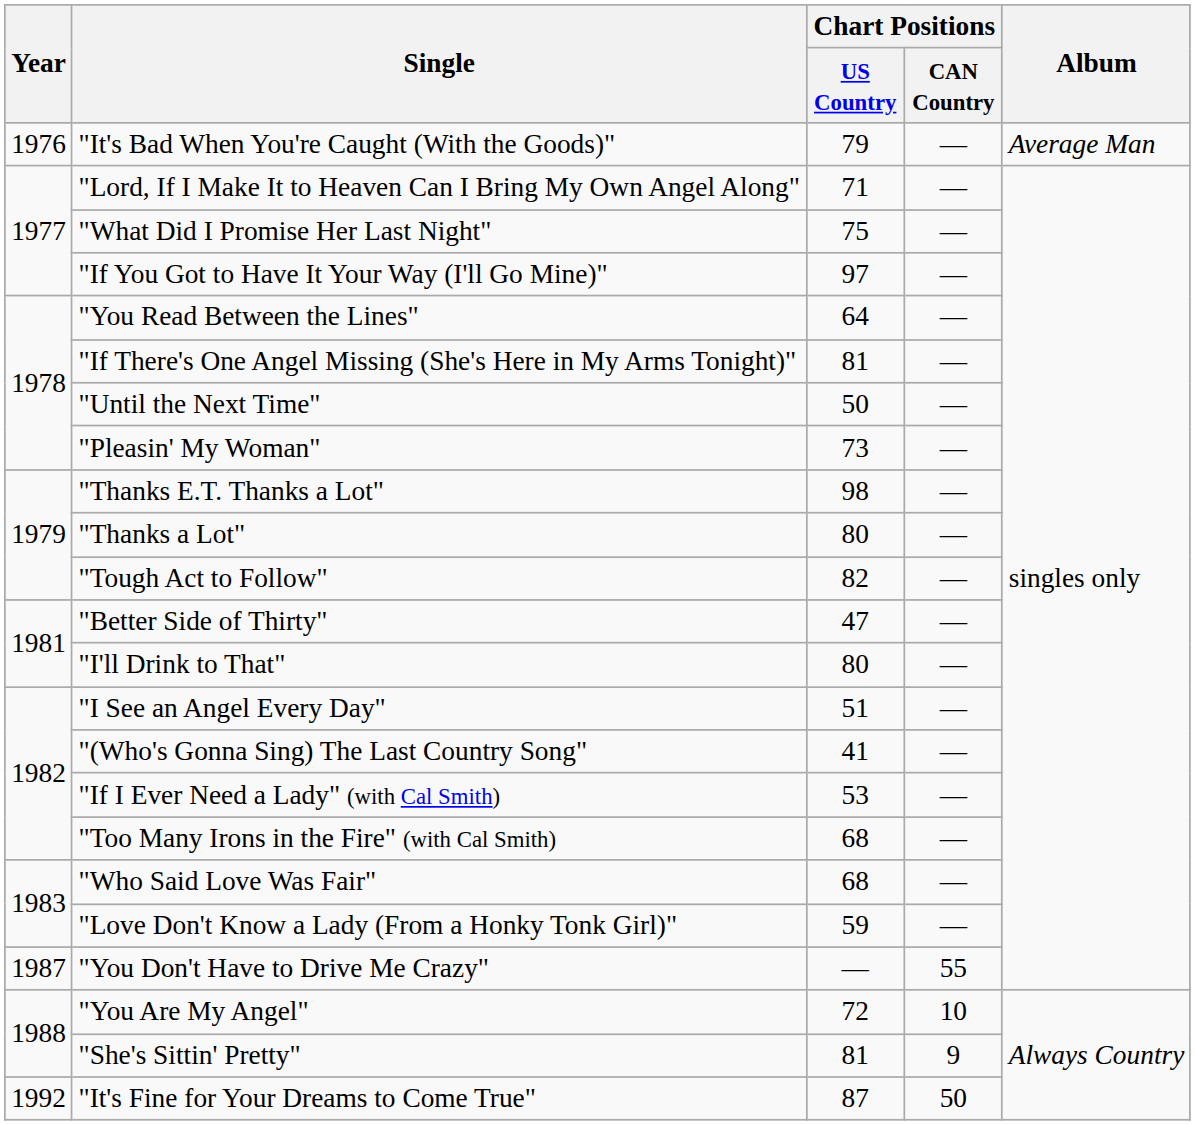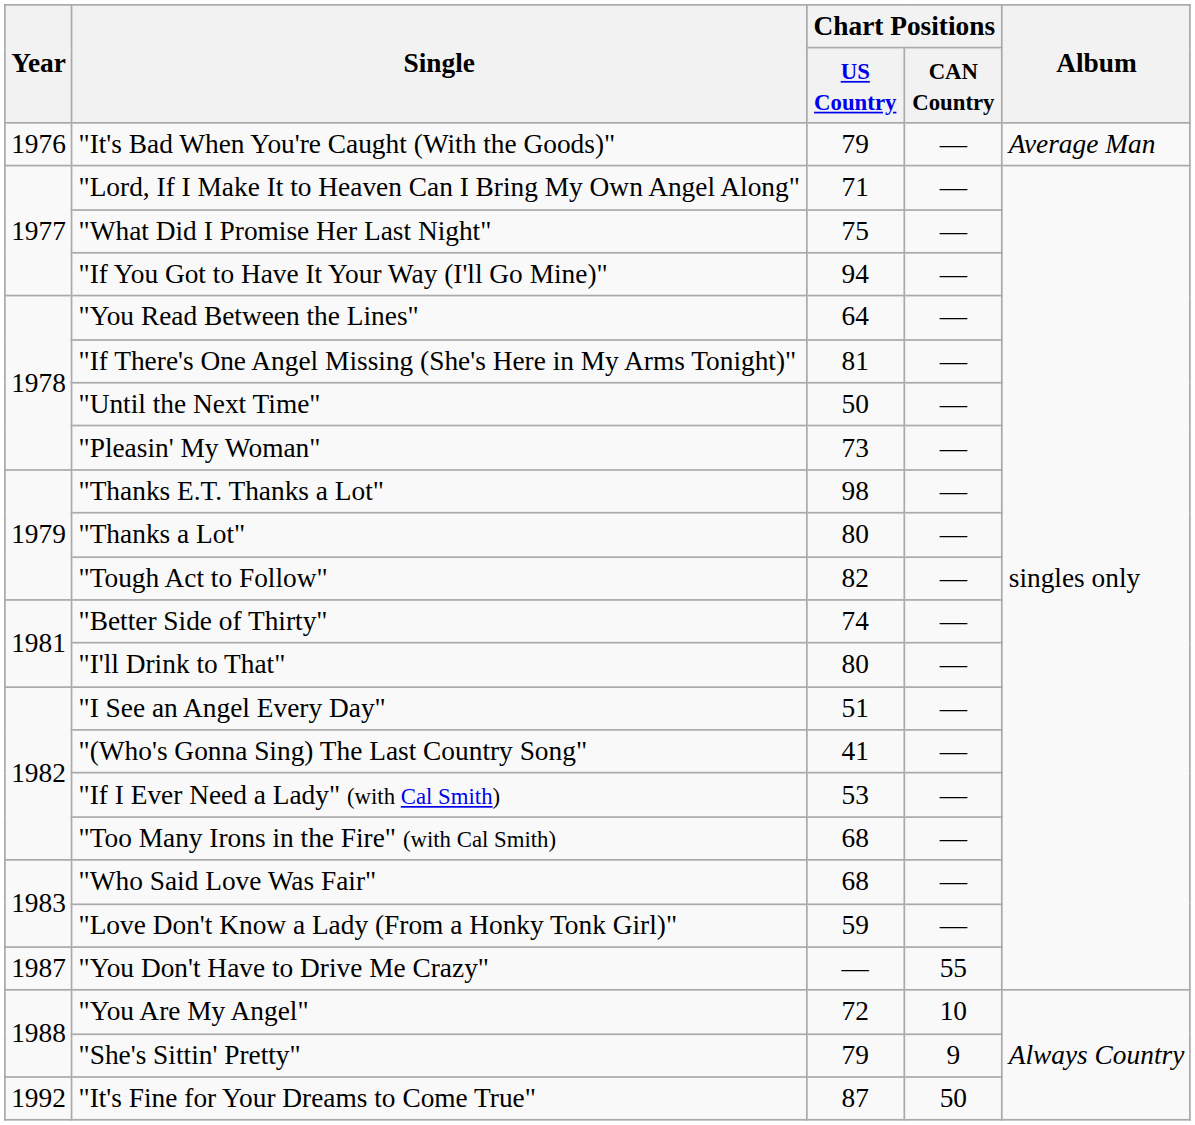(855, 273) 97 -> (855, 273) 94
(855, 621) 47 -> (855, 621) 74
(855, 1054) 81 -> (855, 1054) 79
